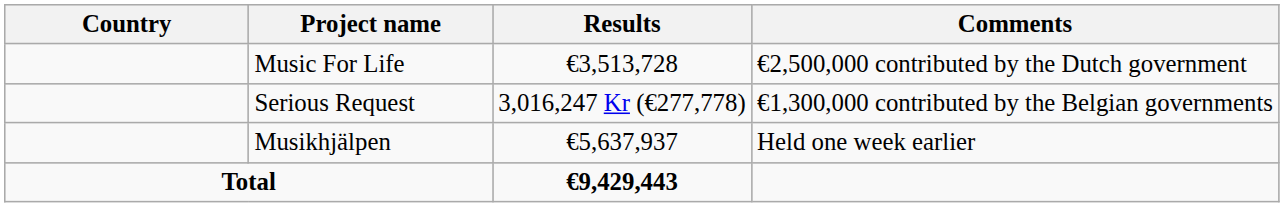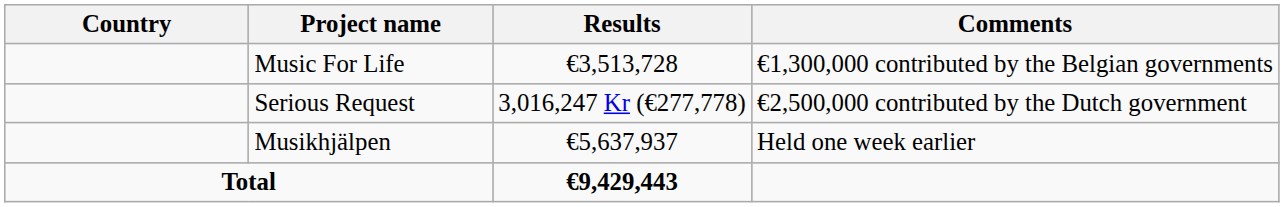(1002, 63) €2,500,000 contributed by the Dutch government -> (1015, 63) €1,300,000 contributed by the Belgian governments
(1015, 102) €1,300,000 contributed by the Belgian governments -> (1002, 102) €2,500,000 contributed by the Dutch government
